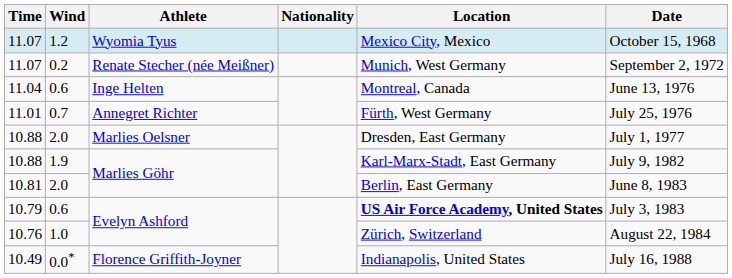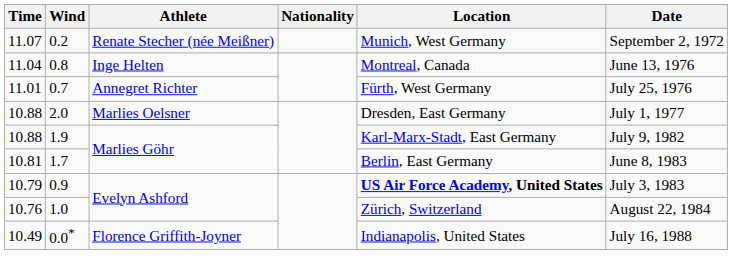- row: (25, 40)
(59, 88) 0.6 -> (59, 64) 0.8
(59, 185) 2.0 -> (59, 161) 1.7
(59, 209) 0.6 -> (59, 185) 0.9
